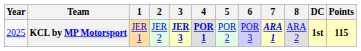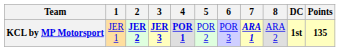- column: (16, 11)
(159, 32) normal -> (137, 32) bold
(341, 32) 115 -> (320, 32) 135
